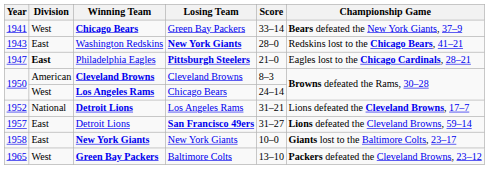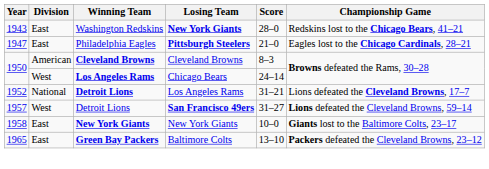- row: (17, 28)
(41, 60) bold -> (40, 44) normal
(40, 124) East -> (41, 108) West
(41, 156) West -> (40, 140) East
